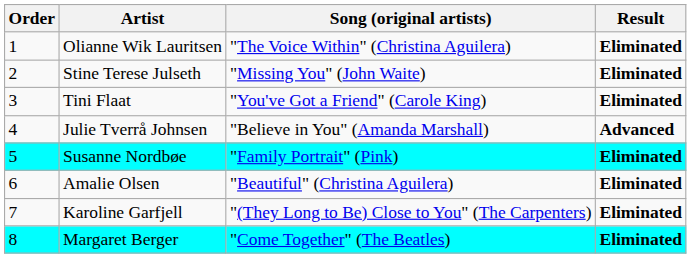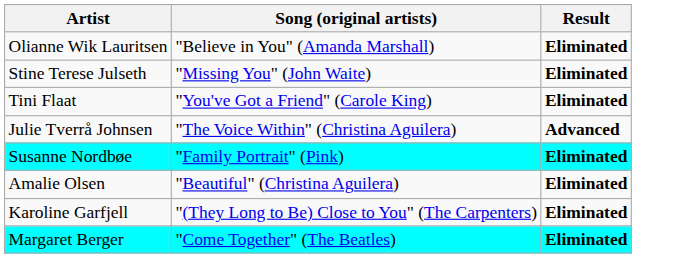- column: (32, 18)
(370, 45) "The Voice Within" (Christina Aguilera) -> (305, 45) "Believe in You" (Amanda Marshall)
(359, 128) "Believe in You" (Amanda Marshall) -> (316, 128) "The Voice Within" (Christina Aguilera)
